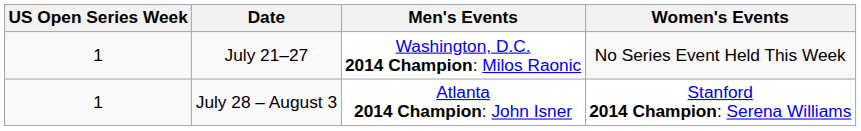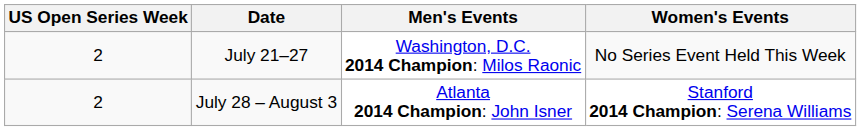(98, 55) 1 -> (98, 55) 2
(98, 102) 1 -> (98, 102) 2
